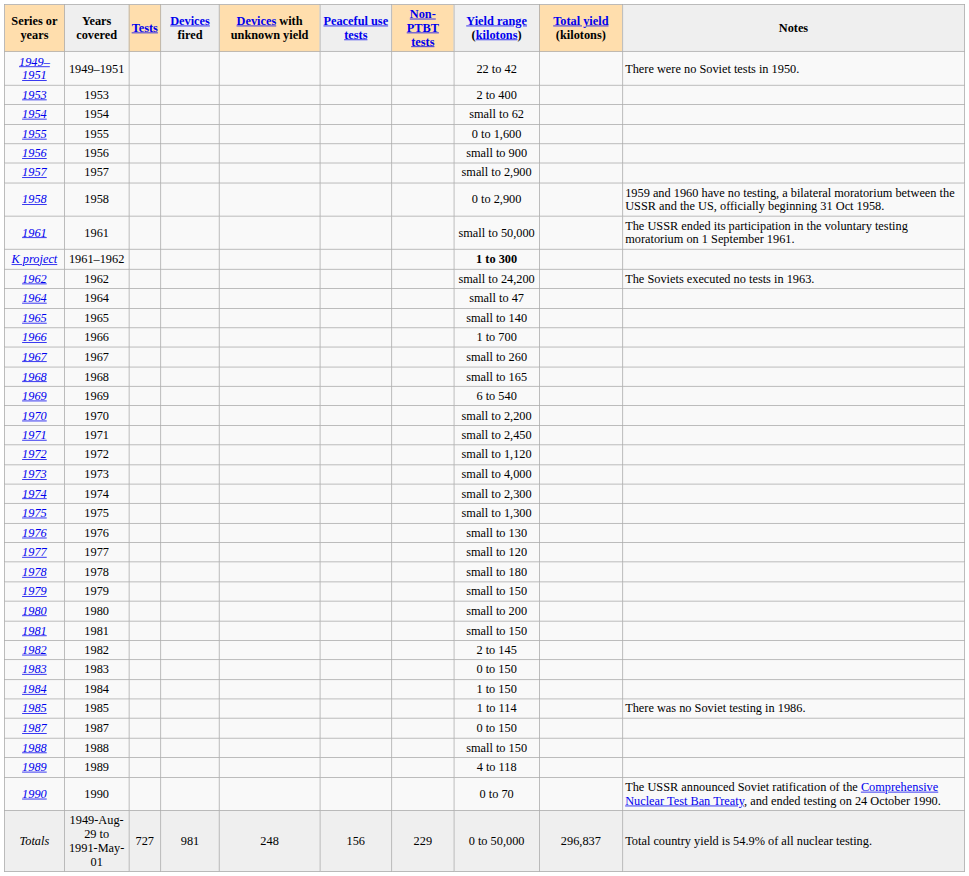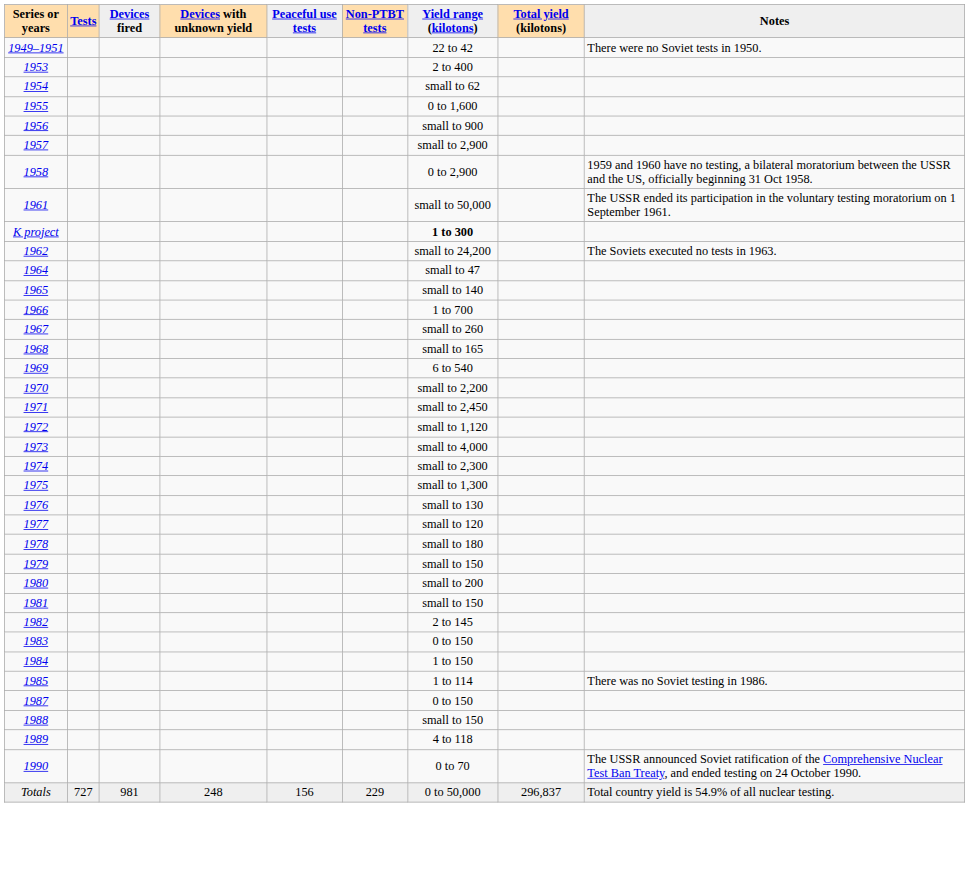- column: (97, 28)
